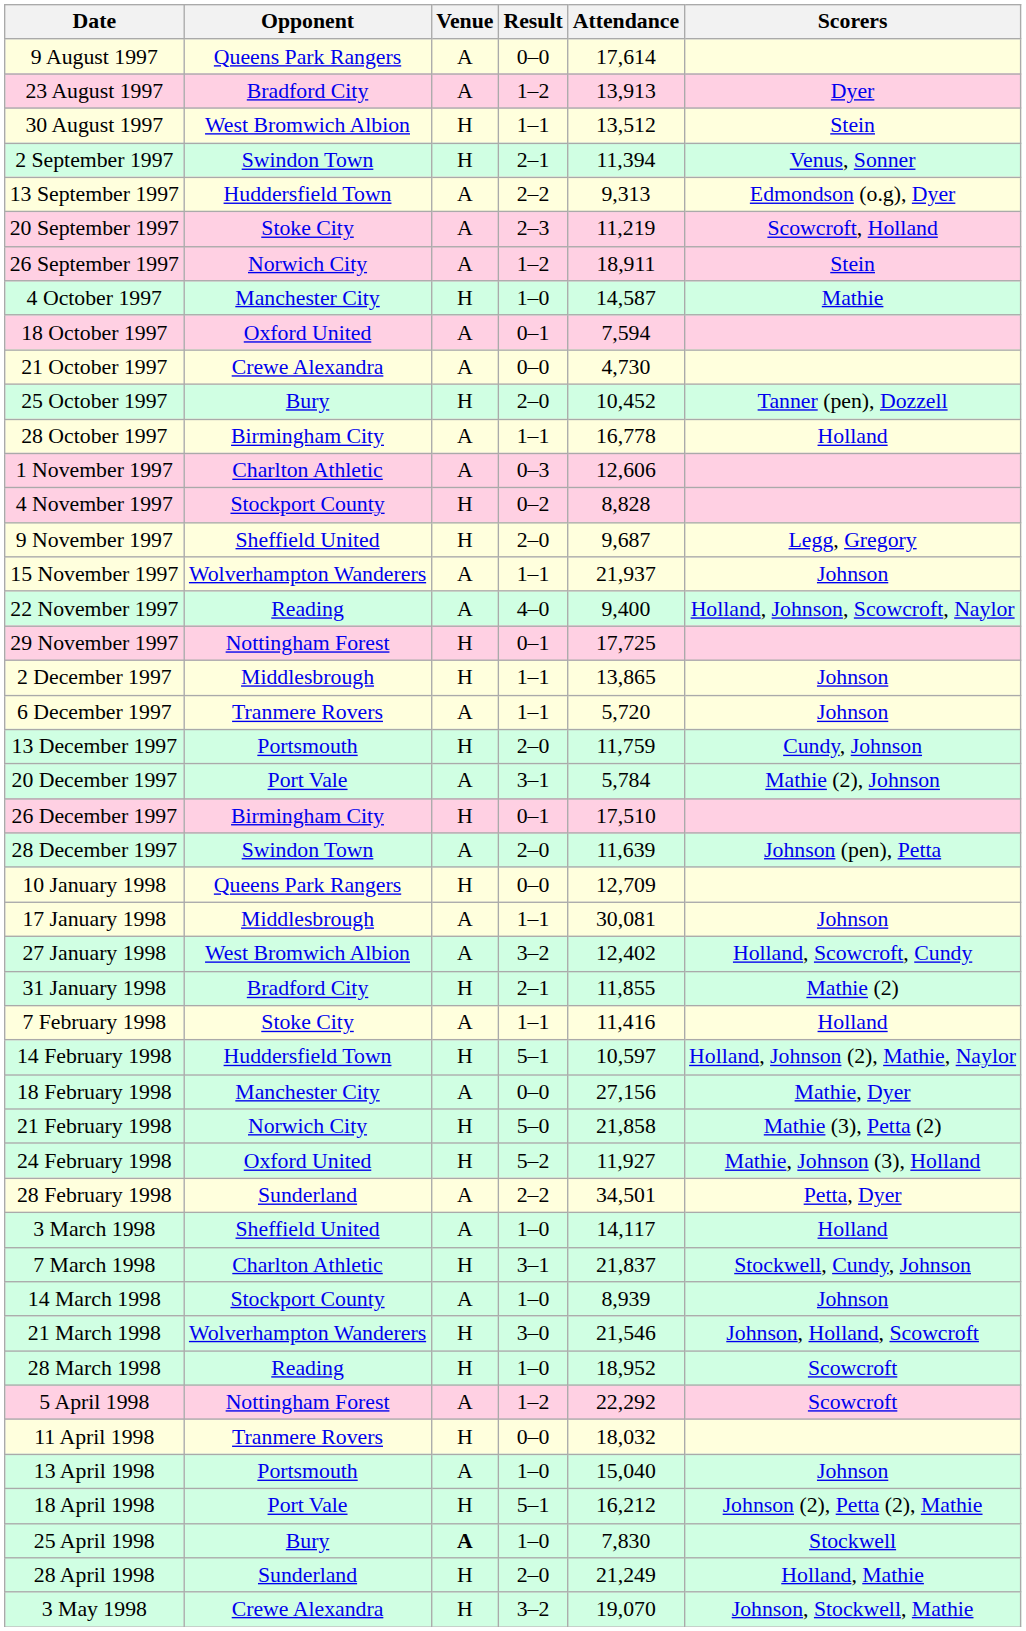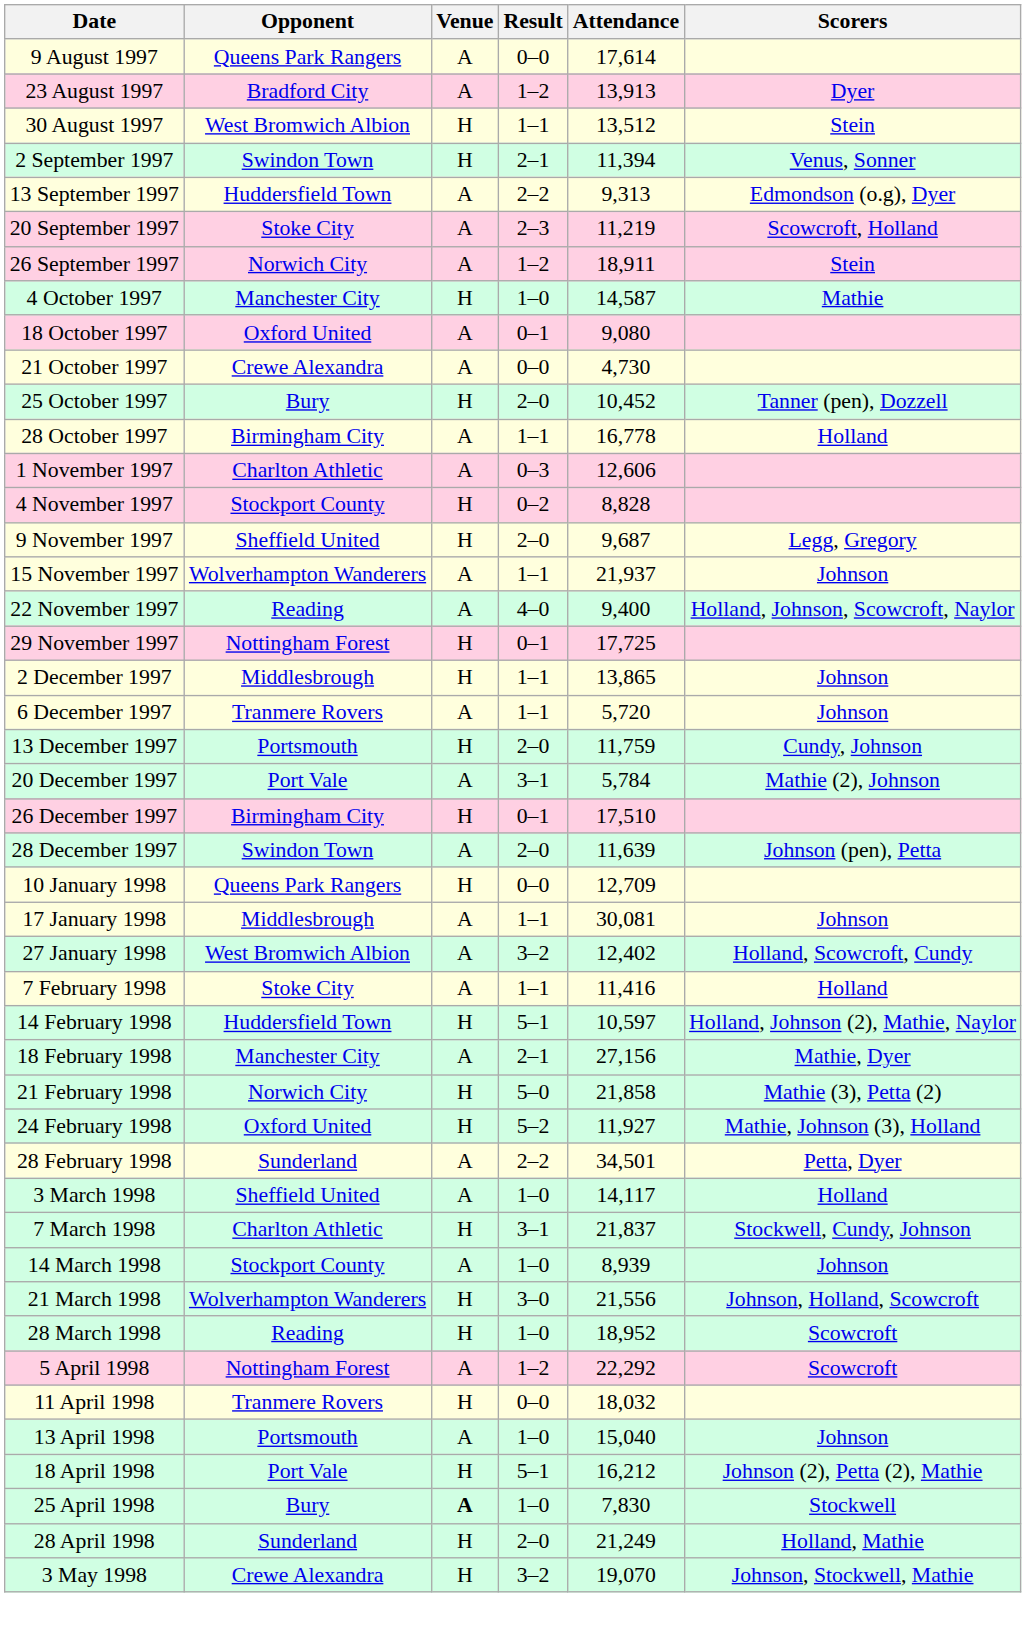(626, 332) 7,594 -> (626, 332) 9,080
- row: (94, 988)
(533, 1091) 0–0 -> (533, 1057) 2–1
(626, 1333) 21,546 -> (626, 1298) 21,556
